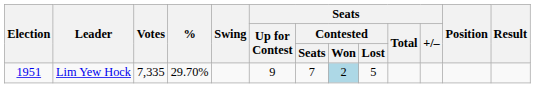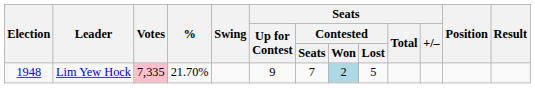(29, 72) 1951 -> (29, 72) 1948
(151, 72) no background -> (151, 72) pink background
(190, 72) 29.70% -> (190, 72) 21.70%
